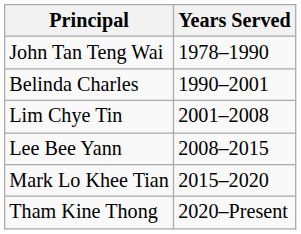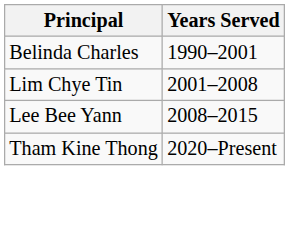- row: (86, 52)
- row: (89, 180)
